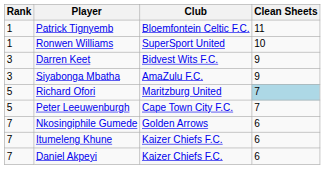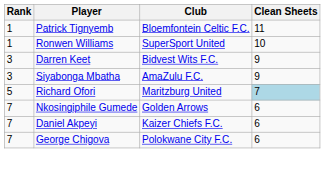- row: (83, 108)
- row: (74, 140)
+ row: (73, 140)
